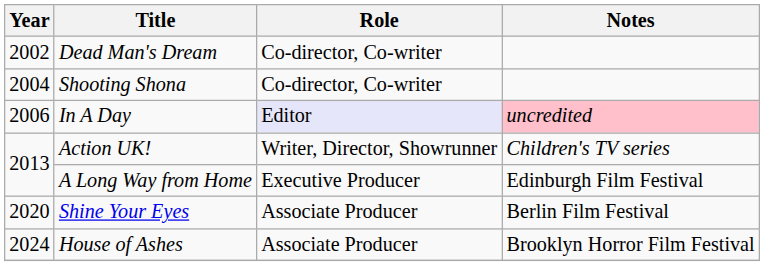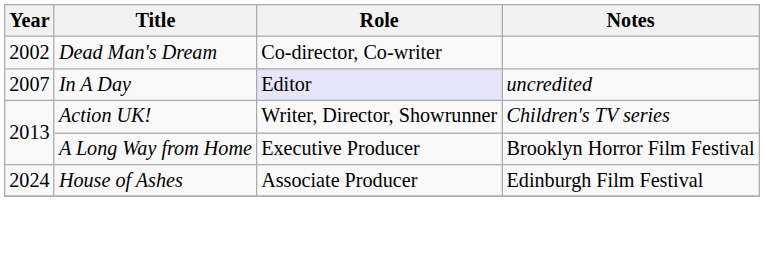- row: (122, 84)
(29, 116) 2006 -> (29, 84) 2007
(549, 116) pink background -> (549, 84) no background
(605, 180) Edinburgh Film Festival -> (631, 148) Brooklyn Horror Film Festival
- row: (124, 212)
(631, 244) Brooklyn Horror Film Festival -> (605, 180) Edinburgh Film Festival
